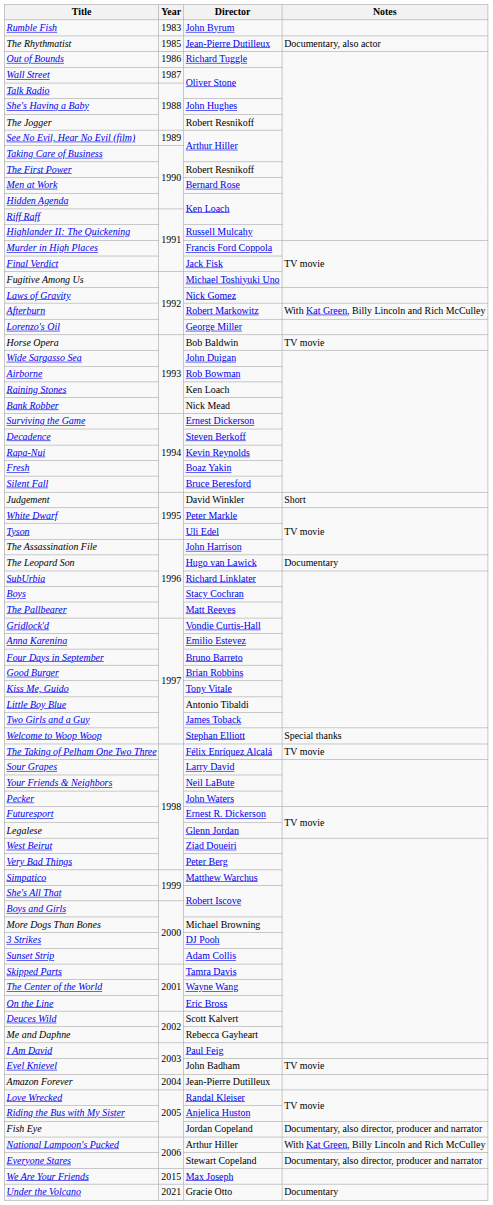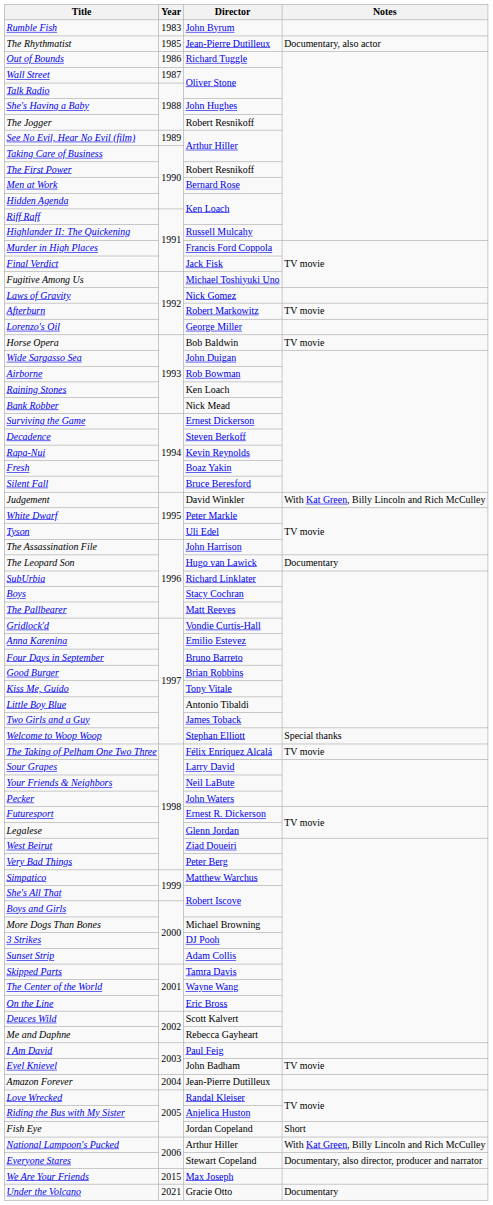(385, 311) With Kat Green, Billy Lincoln and Rich McCulley -> (304, 311) TV movie
(295, 500) Short -> (385, 500) With Kat Green, Billy Lincoln and Rich McCulley
(383, 1129) Documentary, also director, producer and narrator -> (295, 1129) Short
